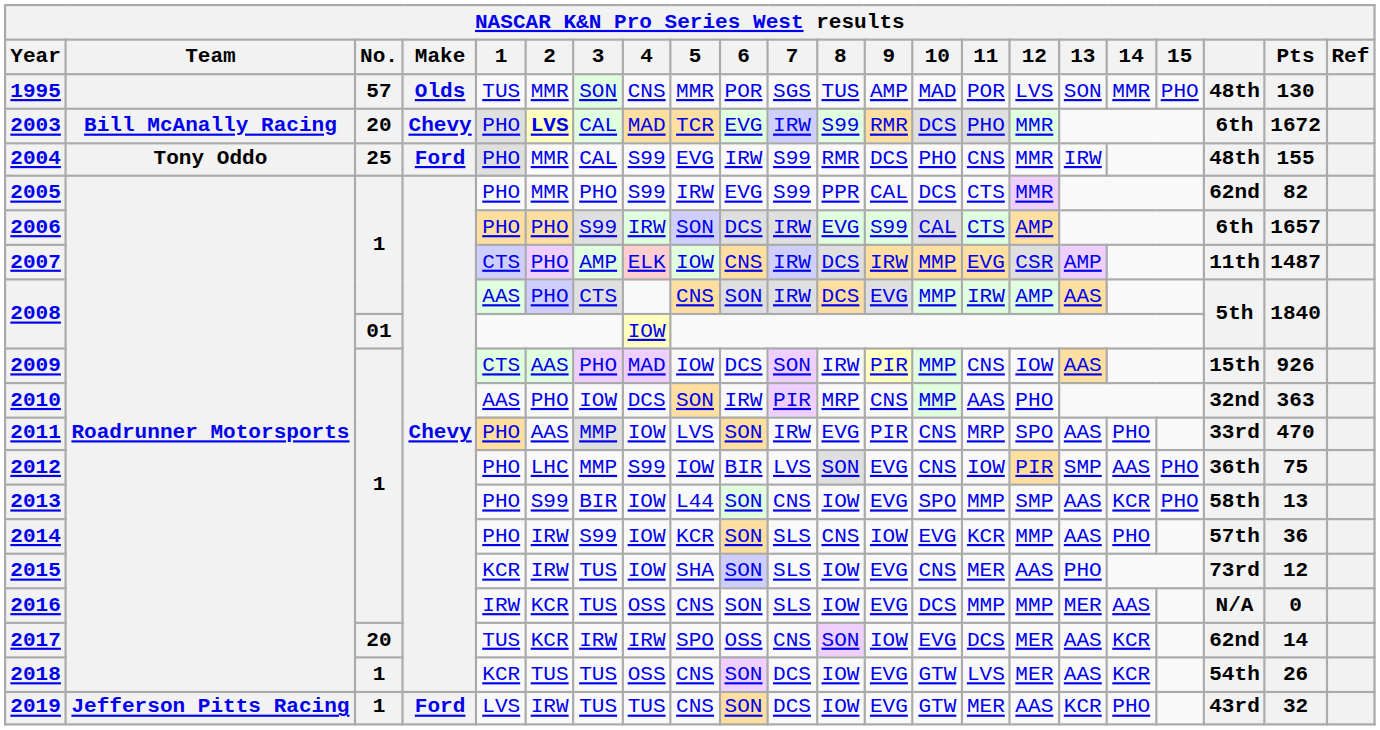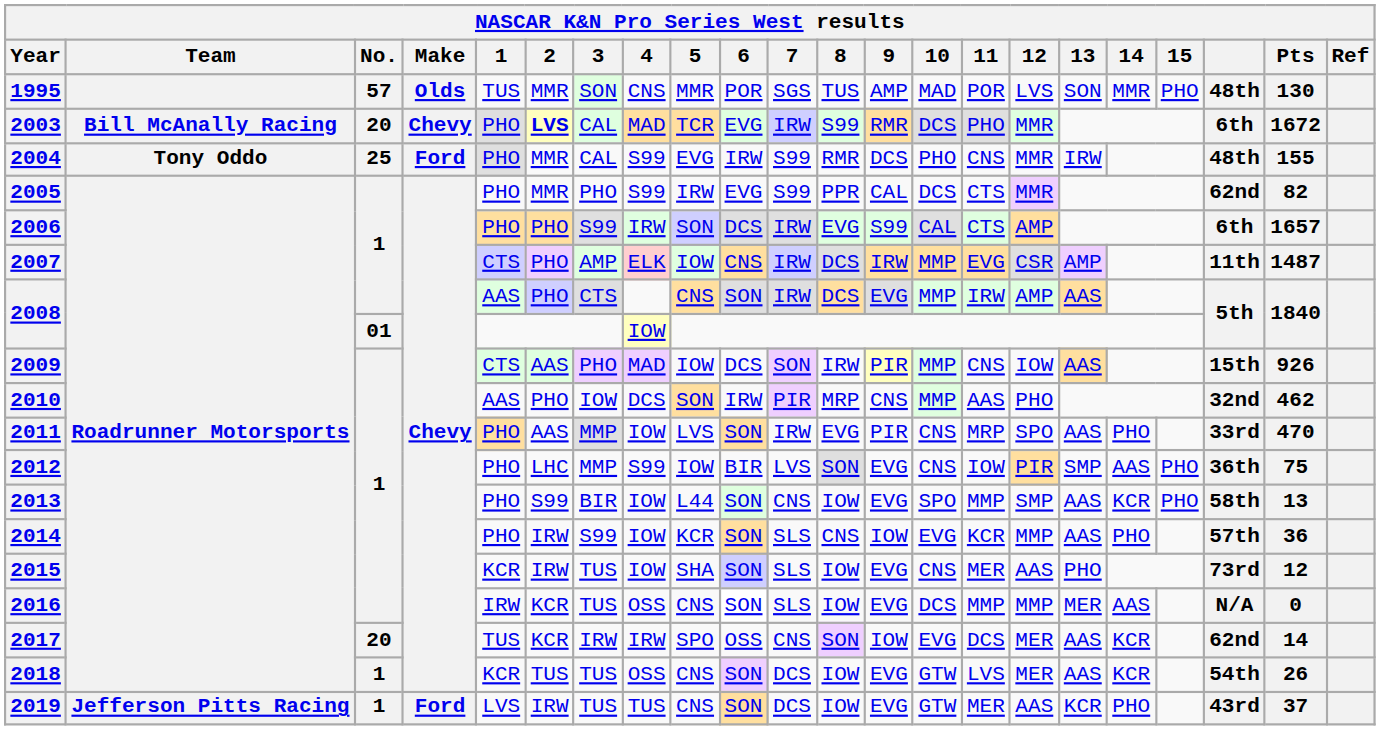(1296, 399) 363 -> (1296, 399) 462
(1296, 708) 32 -> (1296, 708) 37
